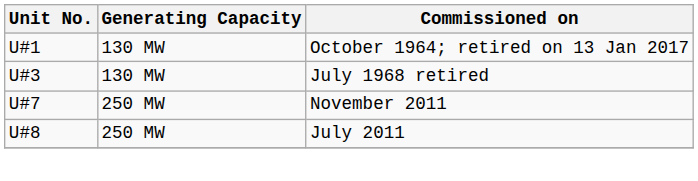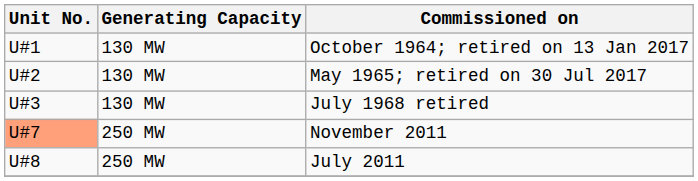+ row: (478, 76)
(25, 105) no background -> (25, 133) lightsalmon background
